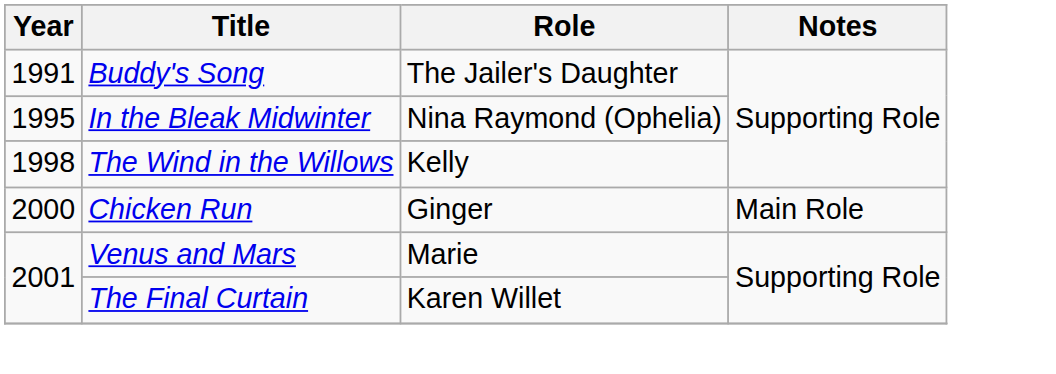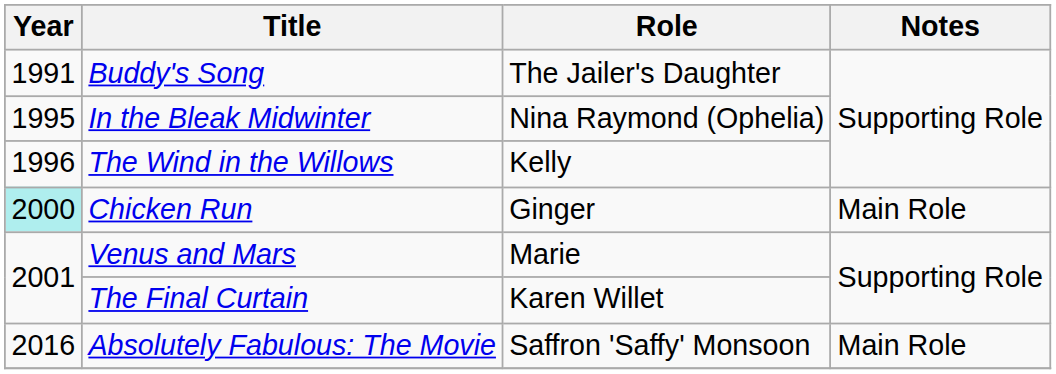(43, 163) 1998 -> (43, 163) 1996
(43, 208) no background -> (43, 208) paleturquoise background
+ row: (292, 345)
